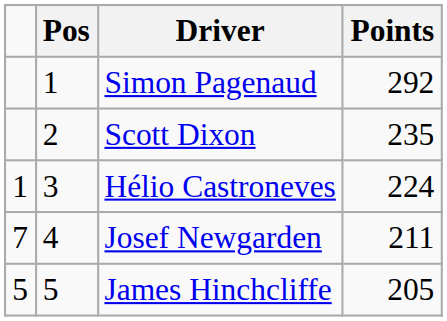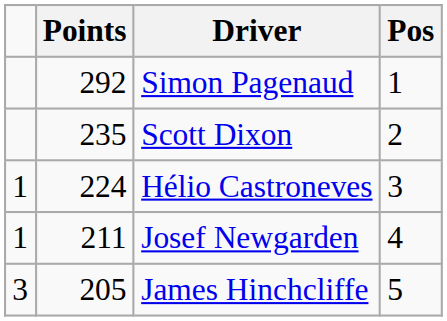columns swapped: (66, 30) <-> (392, 30)
(20, 238) 7 -> (20, 238) 1
(20, 290) 5 -> (20, 290) 3
